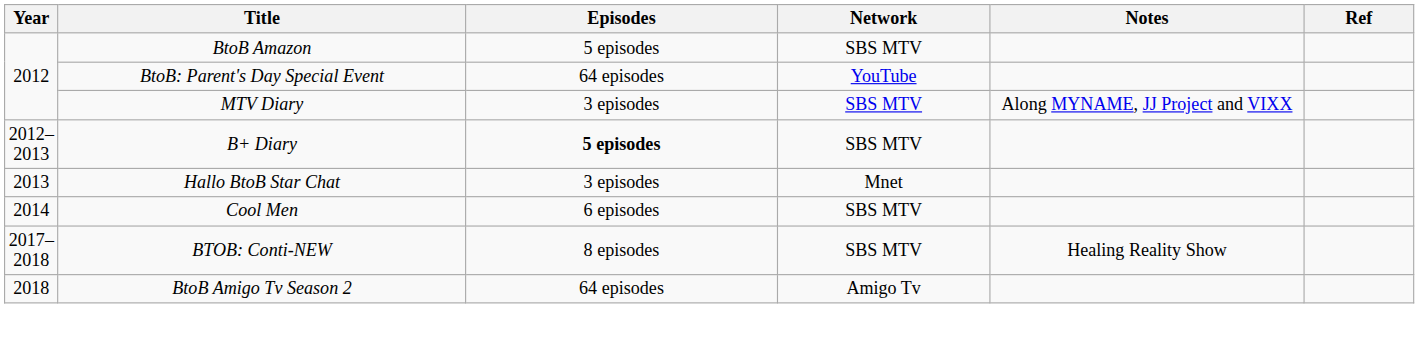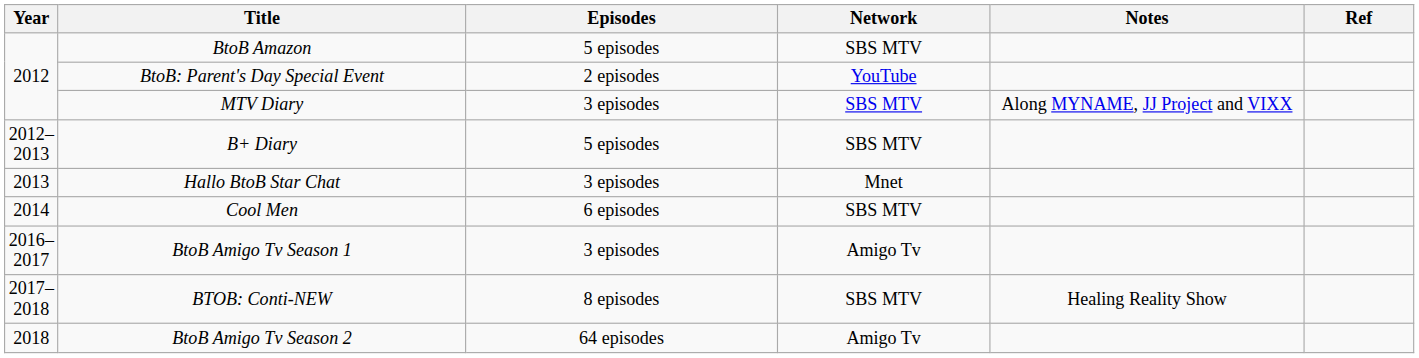(622, 76) 64 episodes -> (622, 76) 2 episodes
(622, 143) bold -> (622, 143) normal
+ row: (262, 250)
